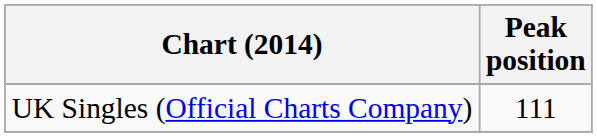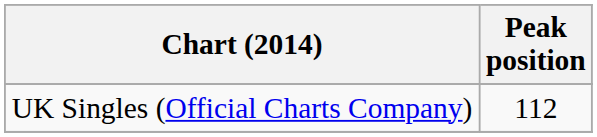(536, 107) 111 -> (536, 107) 112
